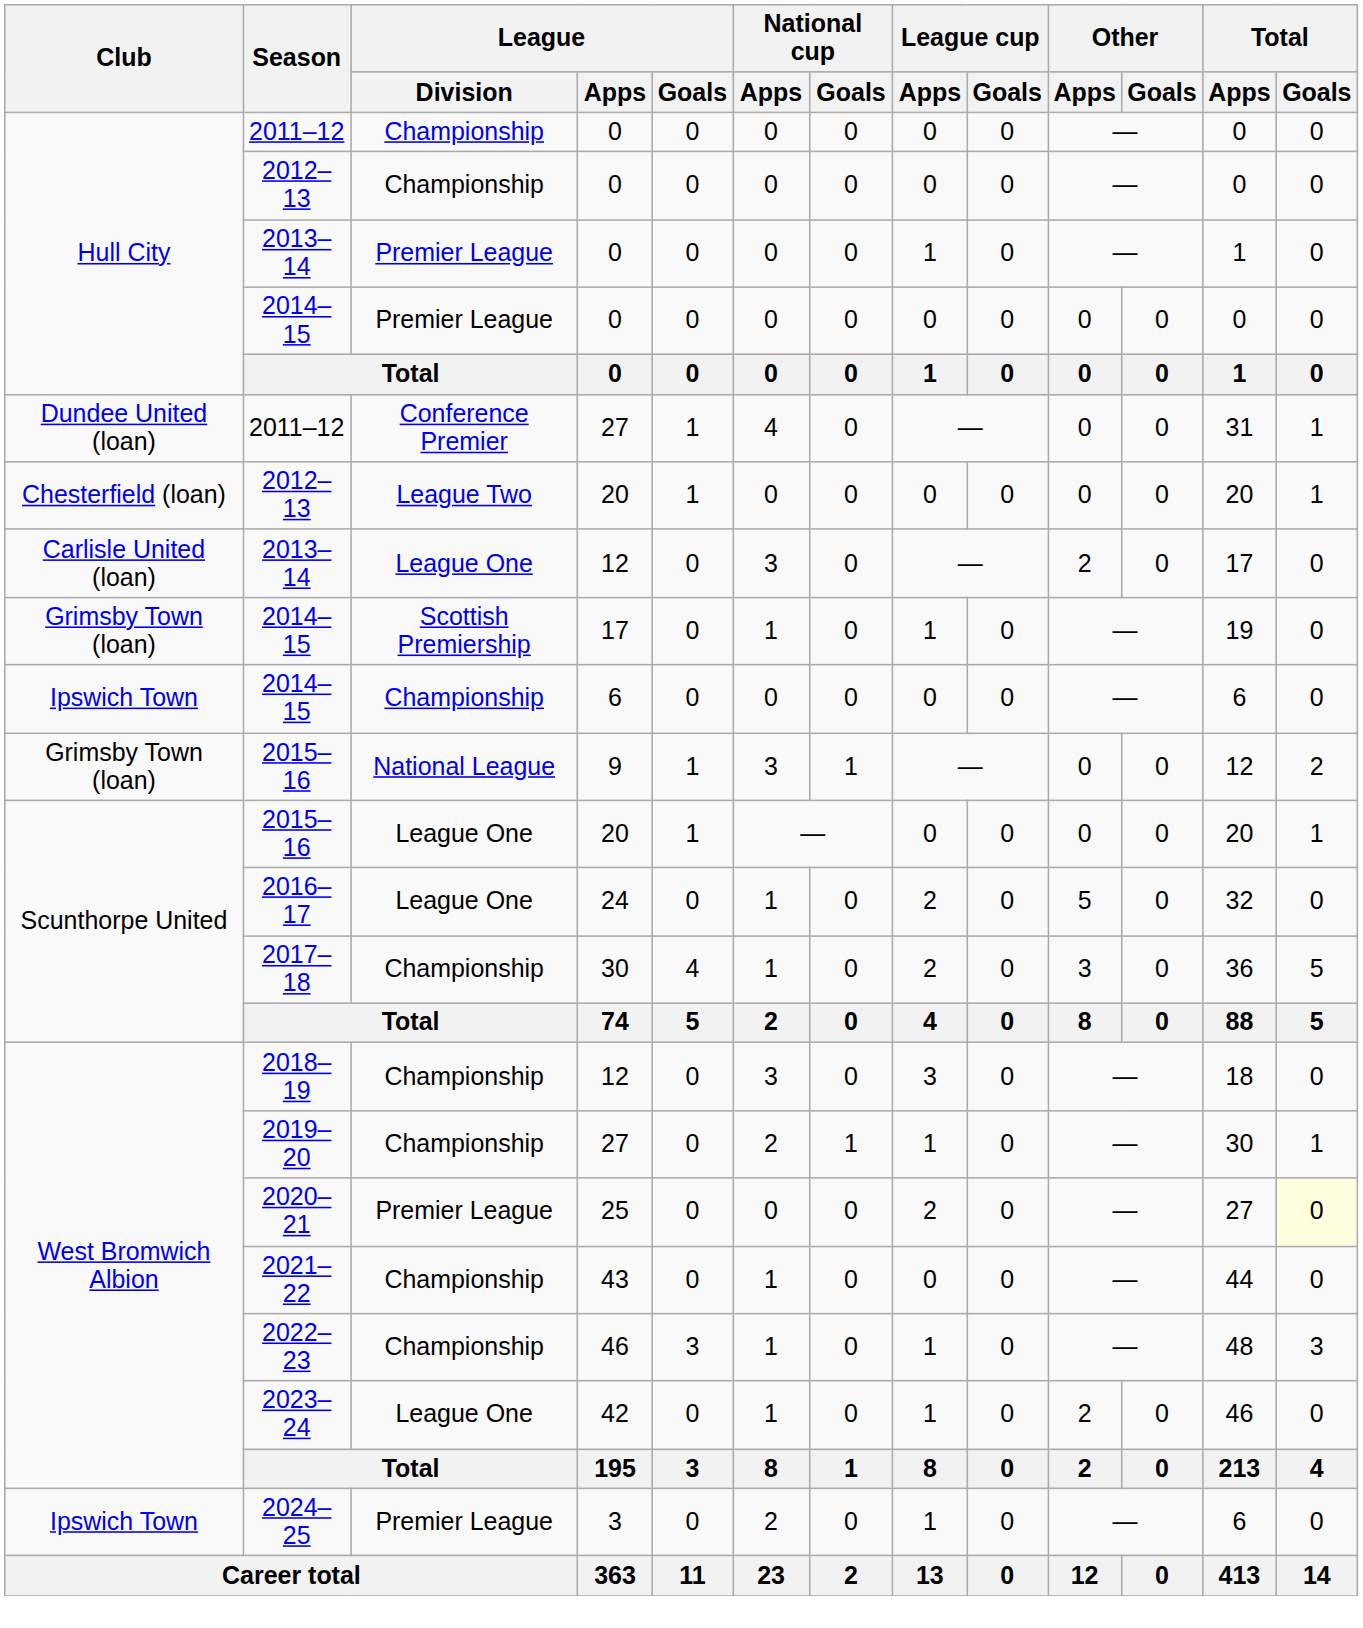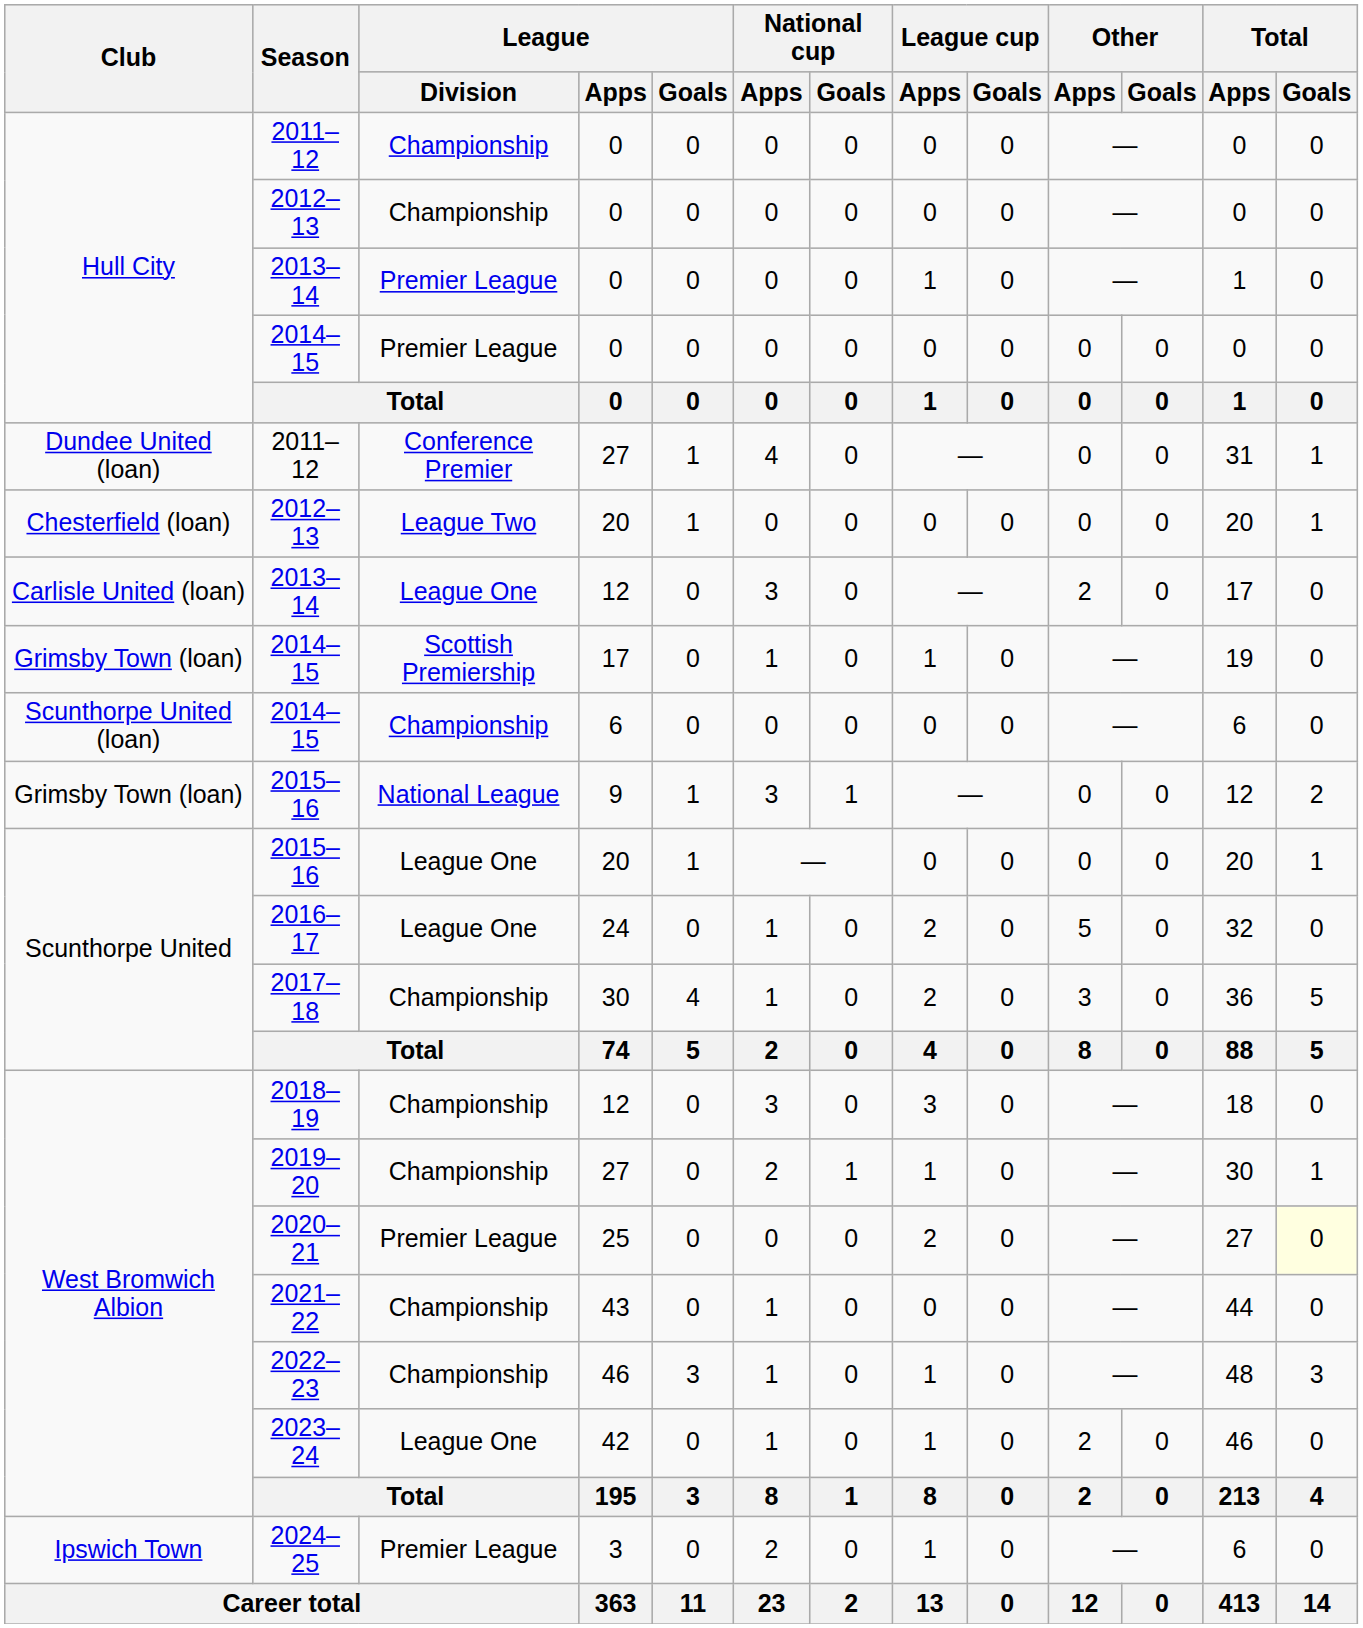(124, 698) Ipswich Town -> (128, 726) Scunthorpe United (loan)
